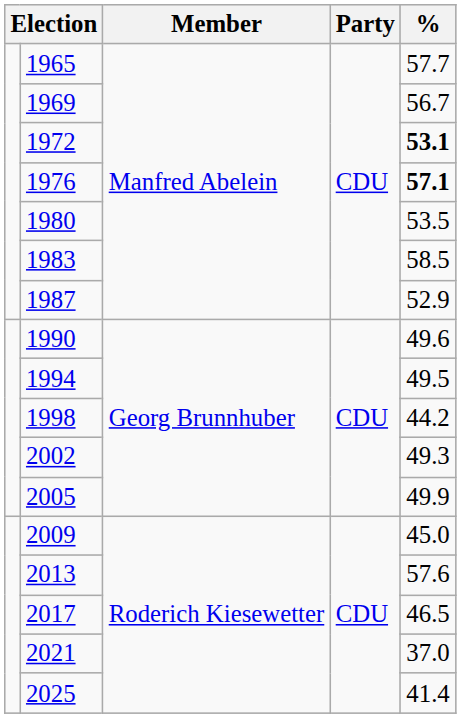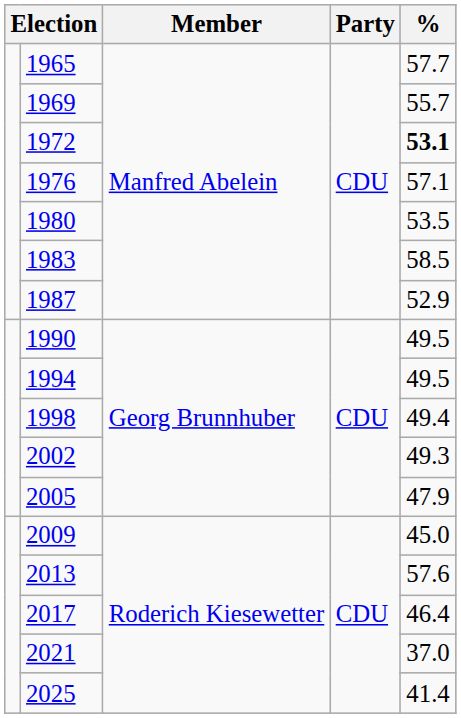(428, 102) 56.7 -> (428, 102) 55.7
(428, 181) bold -> (428, 181) normal
(428, 338) 49.6 -> (428, 338) 49.5
(428, 417) 44.2 -> (428, 417) 49.4
(428, 496) 49.9 -> (428, 496) 47.9
(428, 614) 46.5 -> (428, 614) 46.4
